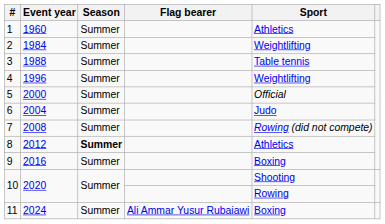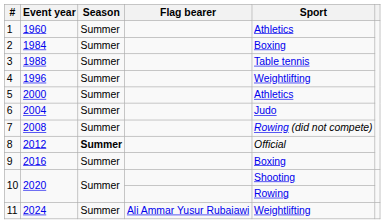(282, 45) Weightlifting -> (270, 45) Boxing
(270, 95) Official -> (274, 95) Athletics
(274, 144) Athletics -> (270, 144) Official
(270, 210) Boxing -> (282, 210) Weightlifting
